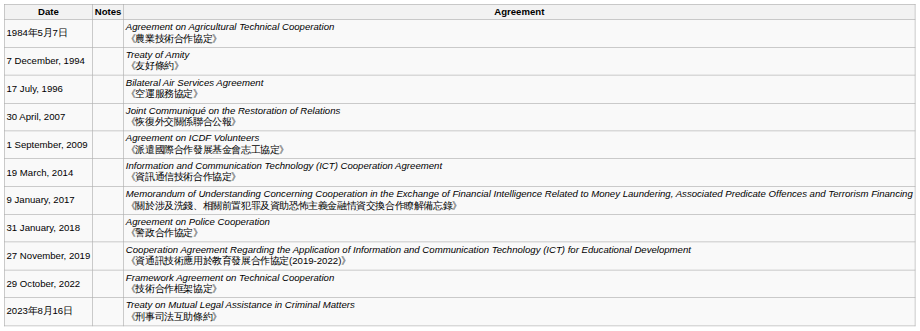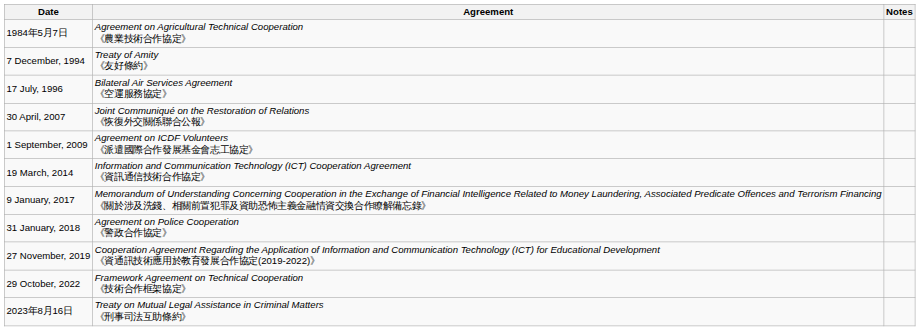columns swapped: (519, 12) <-> (108, 12)
